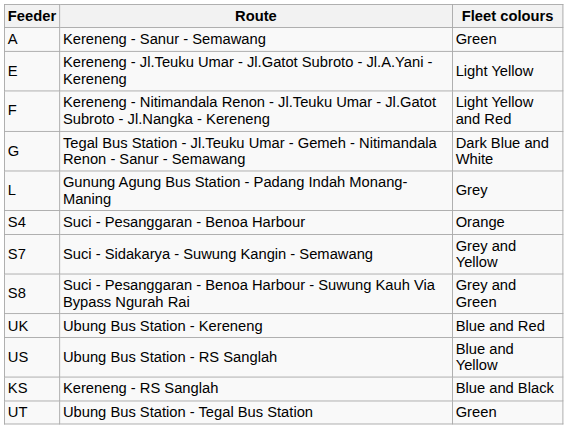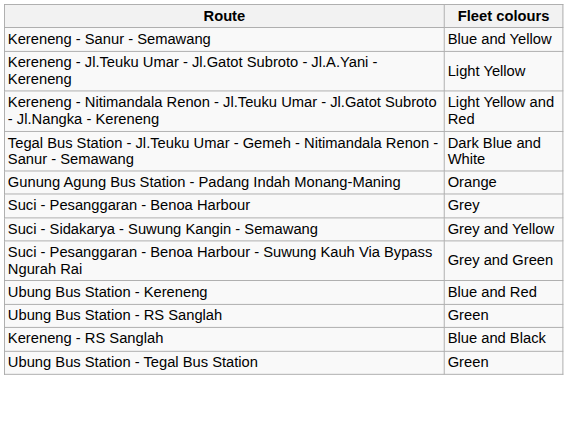- column: (32, 16)
(476, 39) Green -> (500, 39) Blue and Yellow
(472, 190) Grey -> (472, 182) Orange
(480, 222) Orange -> (464, 205) Grey
(485, 357) Blue and Yellow -> (468, 315) Green
